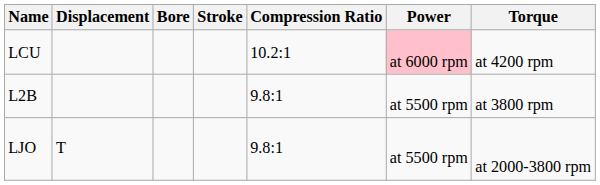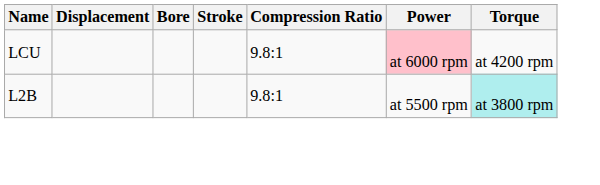(271, 52) 10.2:1 -> (267, 52) 9.8:1
(514, 104) no background -> (514, 104) paleturquoise background
- row: (22, 148)
